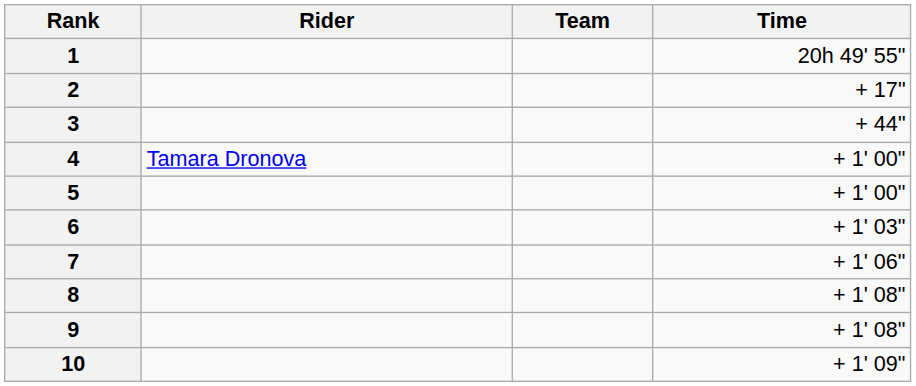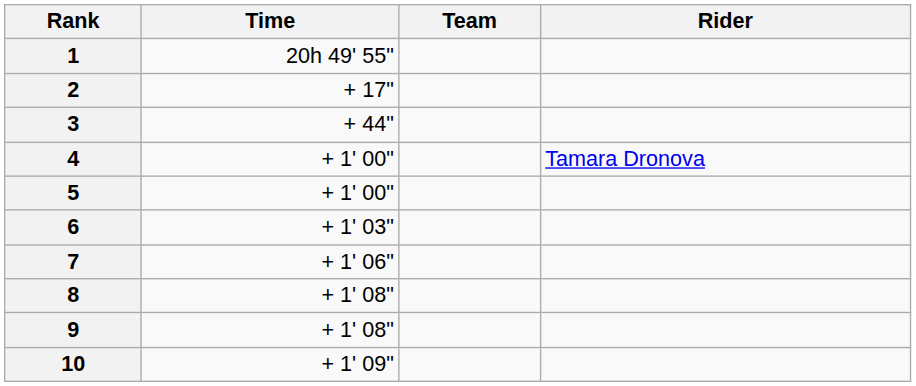columns swapped: (327, 21) <-> (782, 21)
